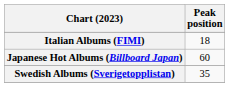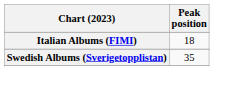- row: (95, 57)
